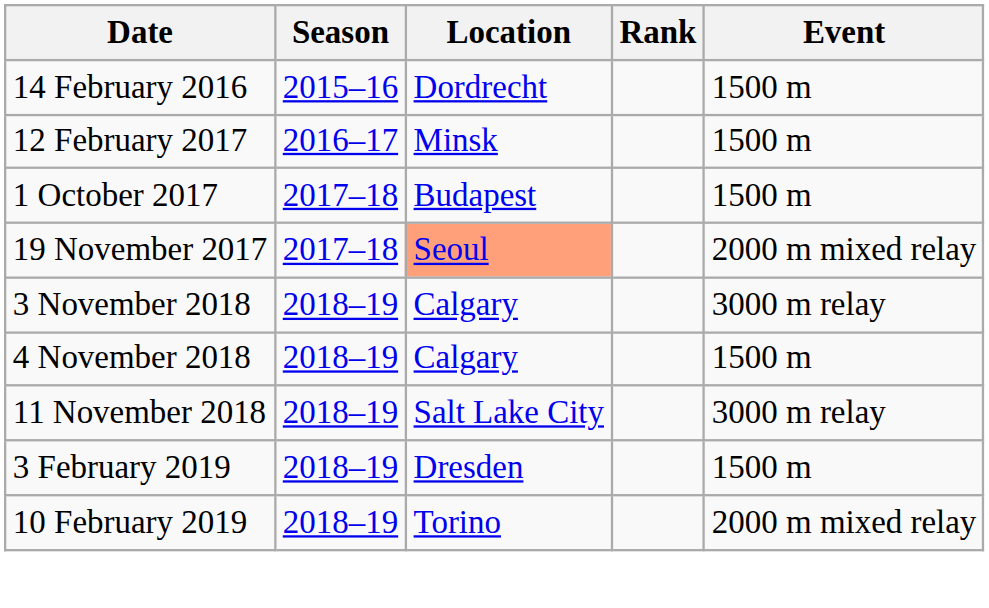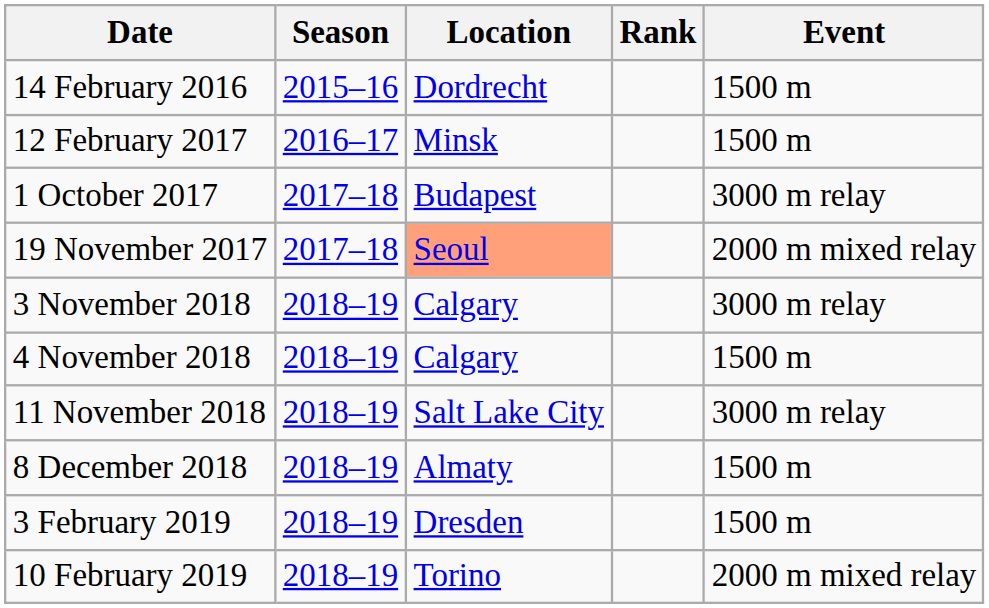(762, 195) 1500 m -> (799, 195) 3000 m relay
+ row: (130, 467)
